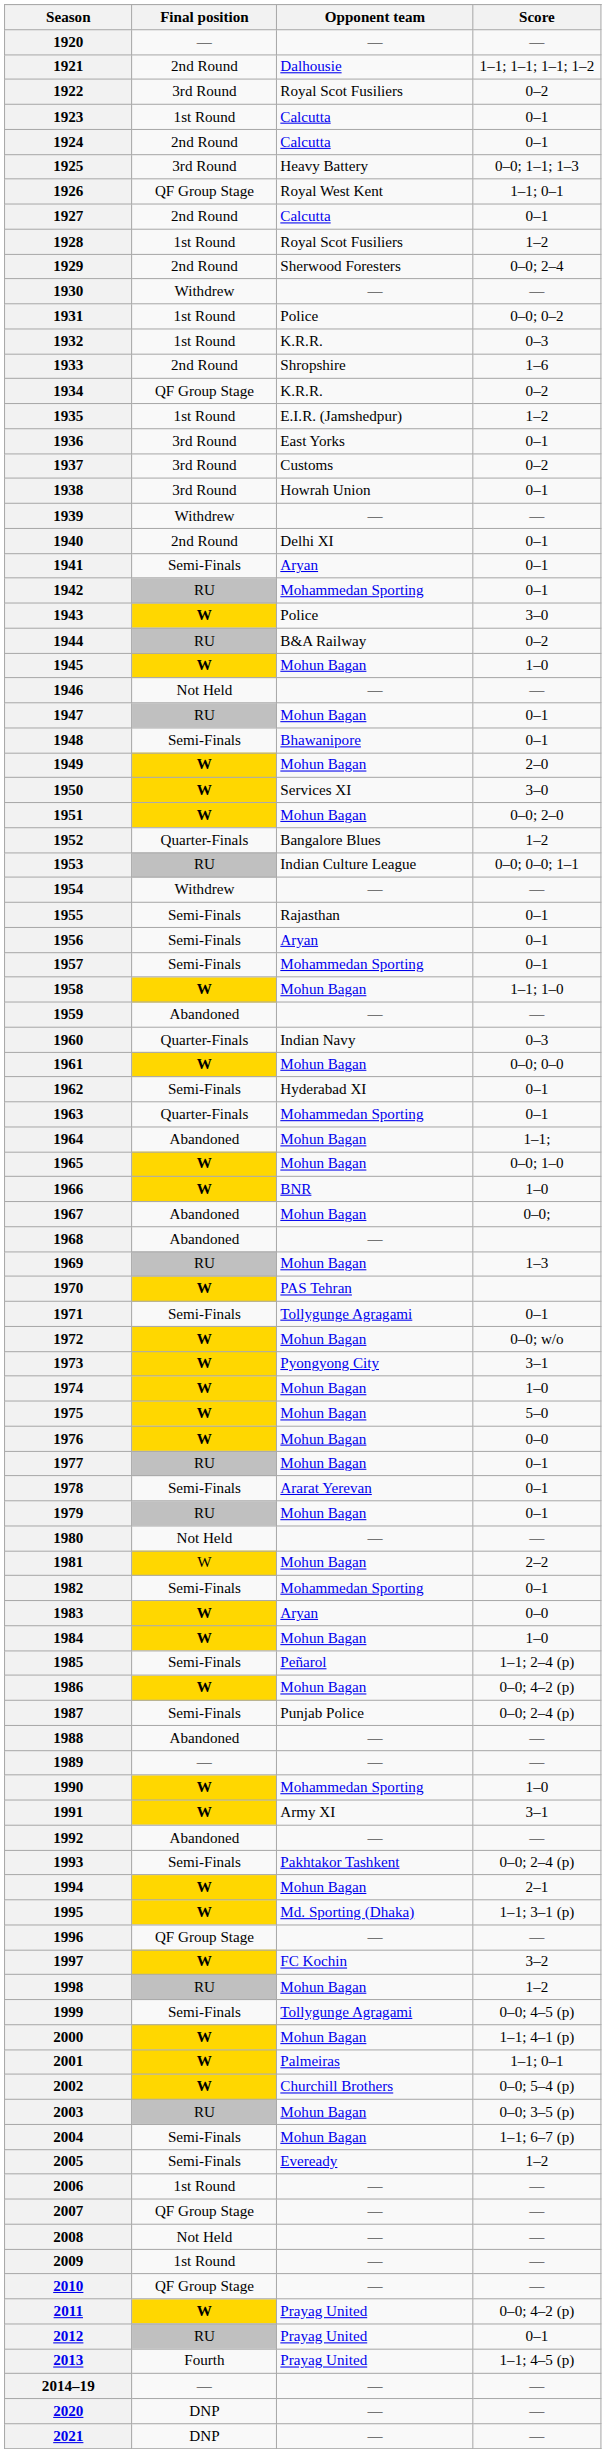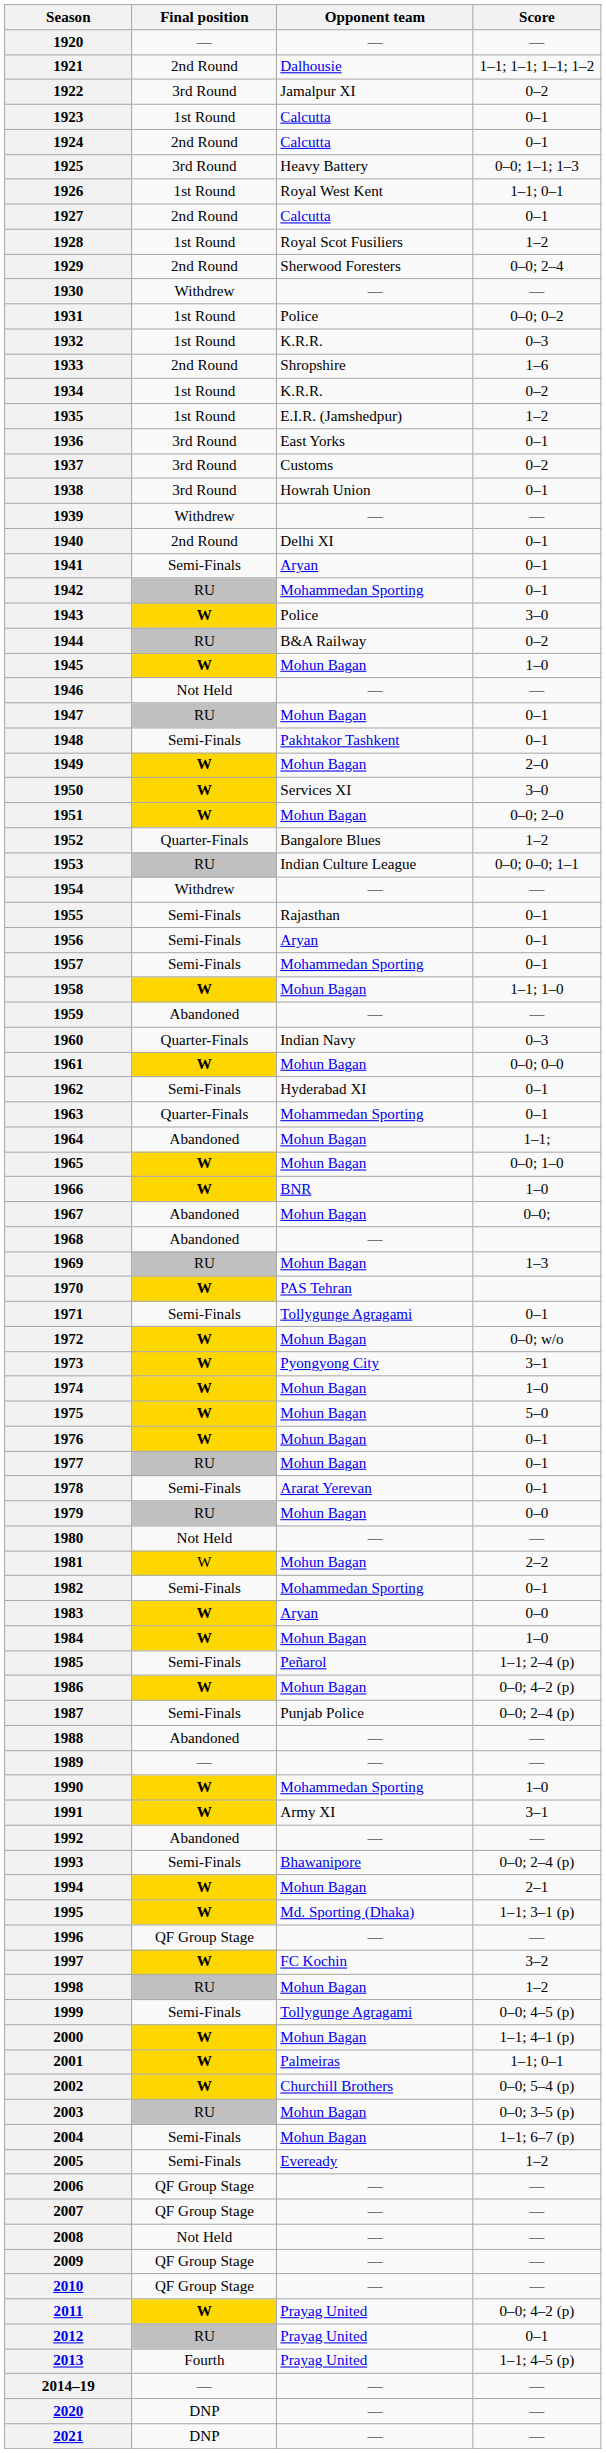(342, 92) Royal Scot Fusiliers -> (318, 92) Jamalpur XI
(204, 191) QF Group Stage -> (204, 191) 1st Round
(204, 391) QF Group Stage -> (204, 391) 1st Round
(321, 740) Bhawanipore -> (340, 740) Pakhtakor Tashkent
(537, 1438) 0–0 -> (537, 1438) 0–1
(537, 1513) 0–1 -> (537, 1513) 0–0
(340, 1862) Pakhtakor Tashkent -> (321, 1862) Bhawanipore
(204, 2186) 1st Round -> (204, 2186) QF Group Stage
(204, 2261) 1st Round -> (204, 2261) QF Group Stage
